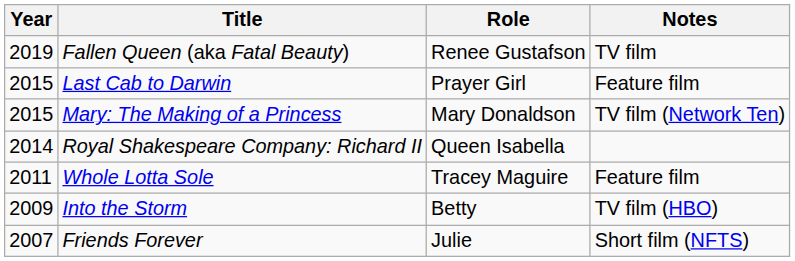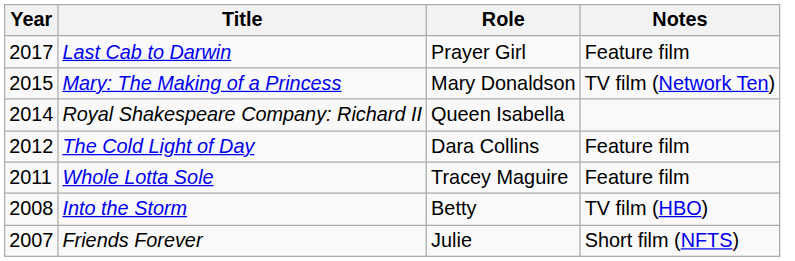- row: (206, 51)
(31, 83) 2015 -> (31, 51) 2017
+ row: (158, 146)
(31, 209) 2009 -> (31, 209) 2008
